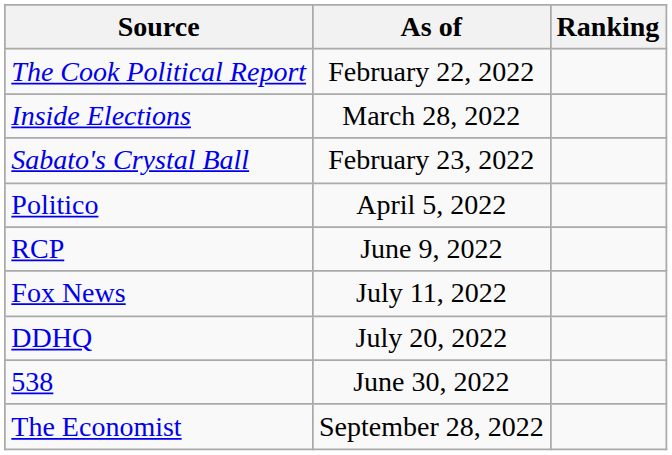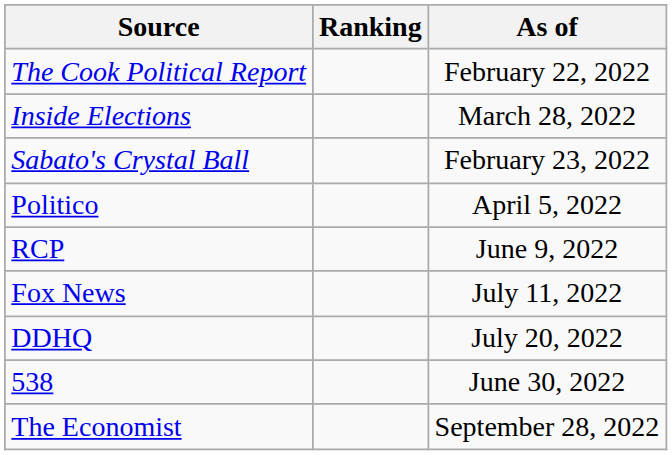columns swapped: (608, 26) <-> (431, 26)
